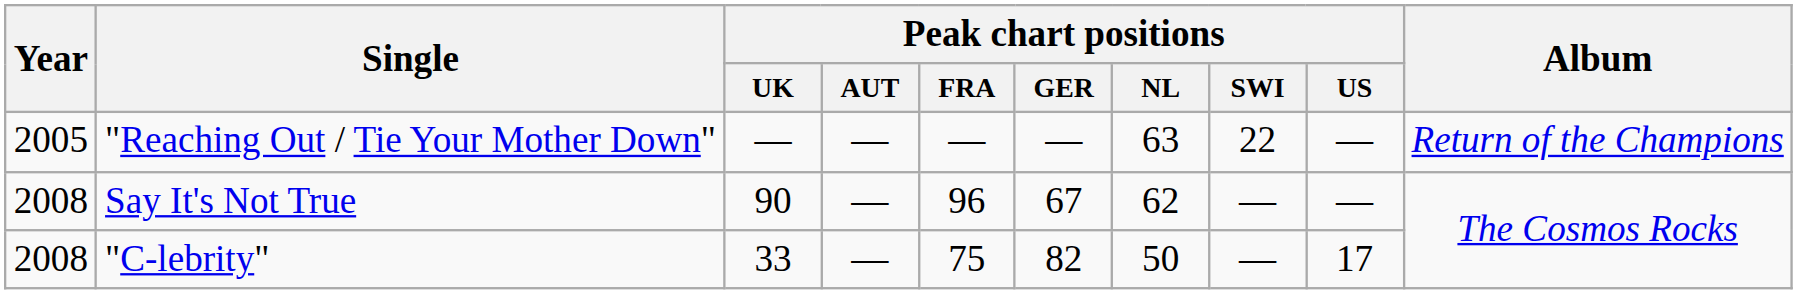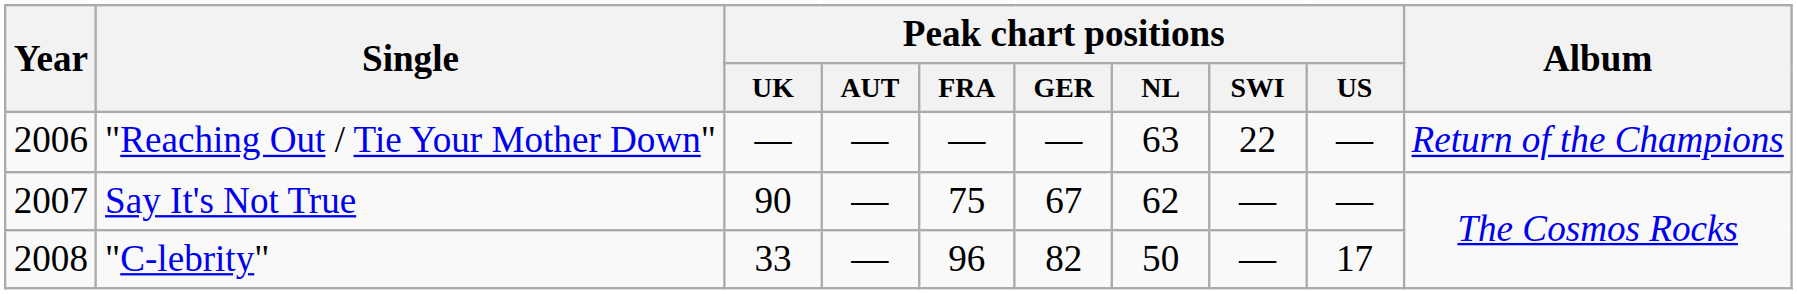(51, 141) 2005 -> (51, 141) 2006
(51, 199) 2008 -> (51, 199) 2007
(967, 199) 96 -> (967, 199) 75
(967, 258) 75 -> (967, 258) 96
